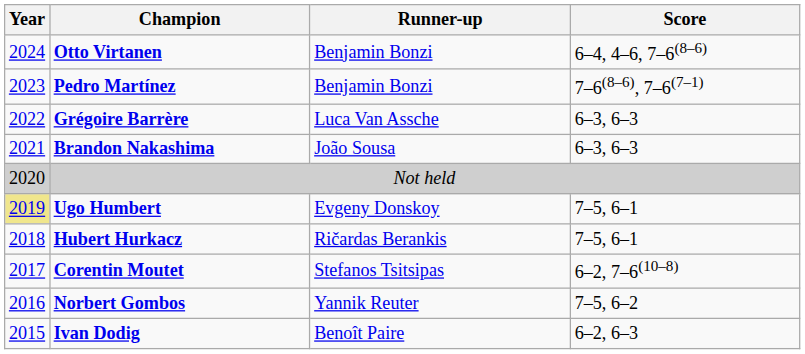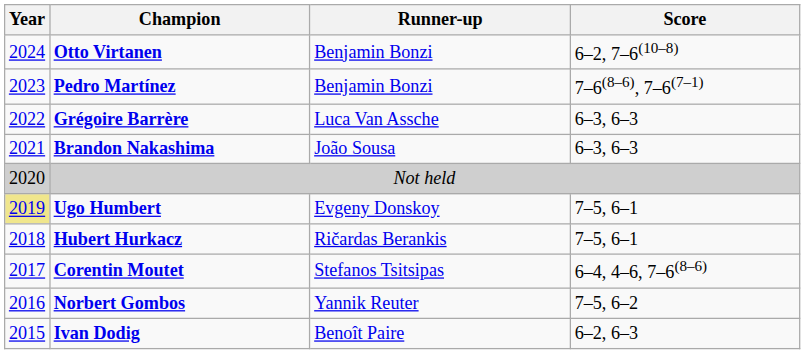(641, 52) 6–4, 4–6, 7–6(8–6) -> (627, 52) 6–2, 7–6(10–8)
(627, 271) 6–2, 7–6(10–8) -> (641, 271) 6–4, 4–6, 7–6(8–6)
